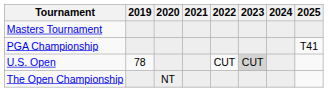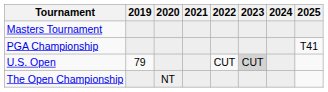(140, 63) 78 -> (140, 63) 79
